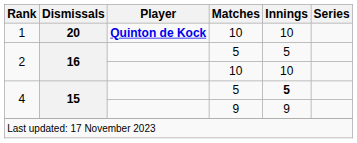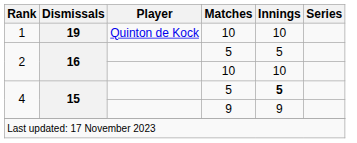(73, 33) 20 -> (73, 33) 19
(158, 33) bold -> (155, 33) normal
